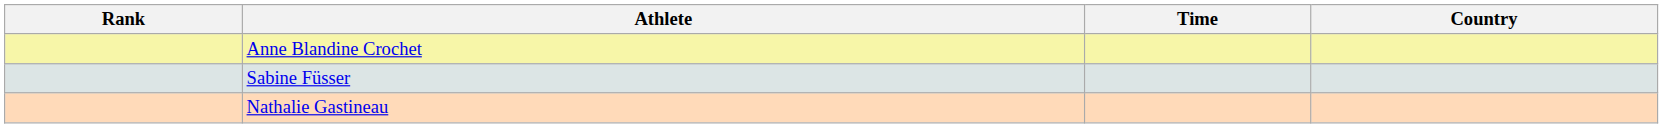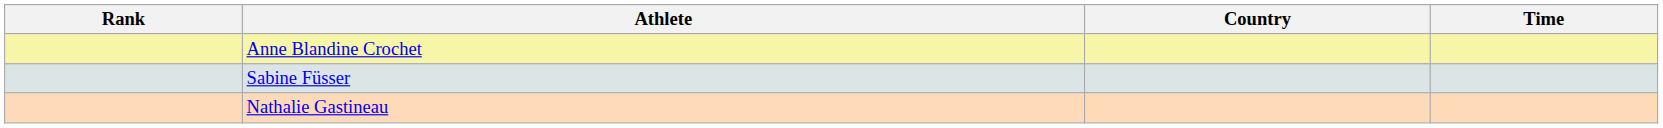columns swapped: (1484, 19) <-> (1198, 19)
